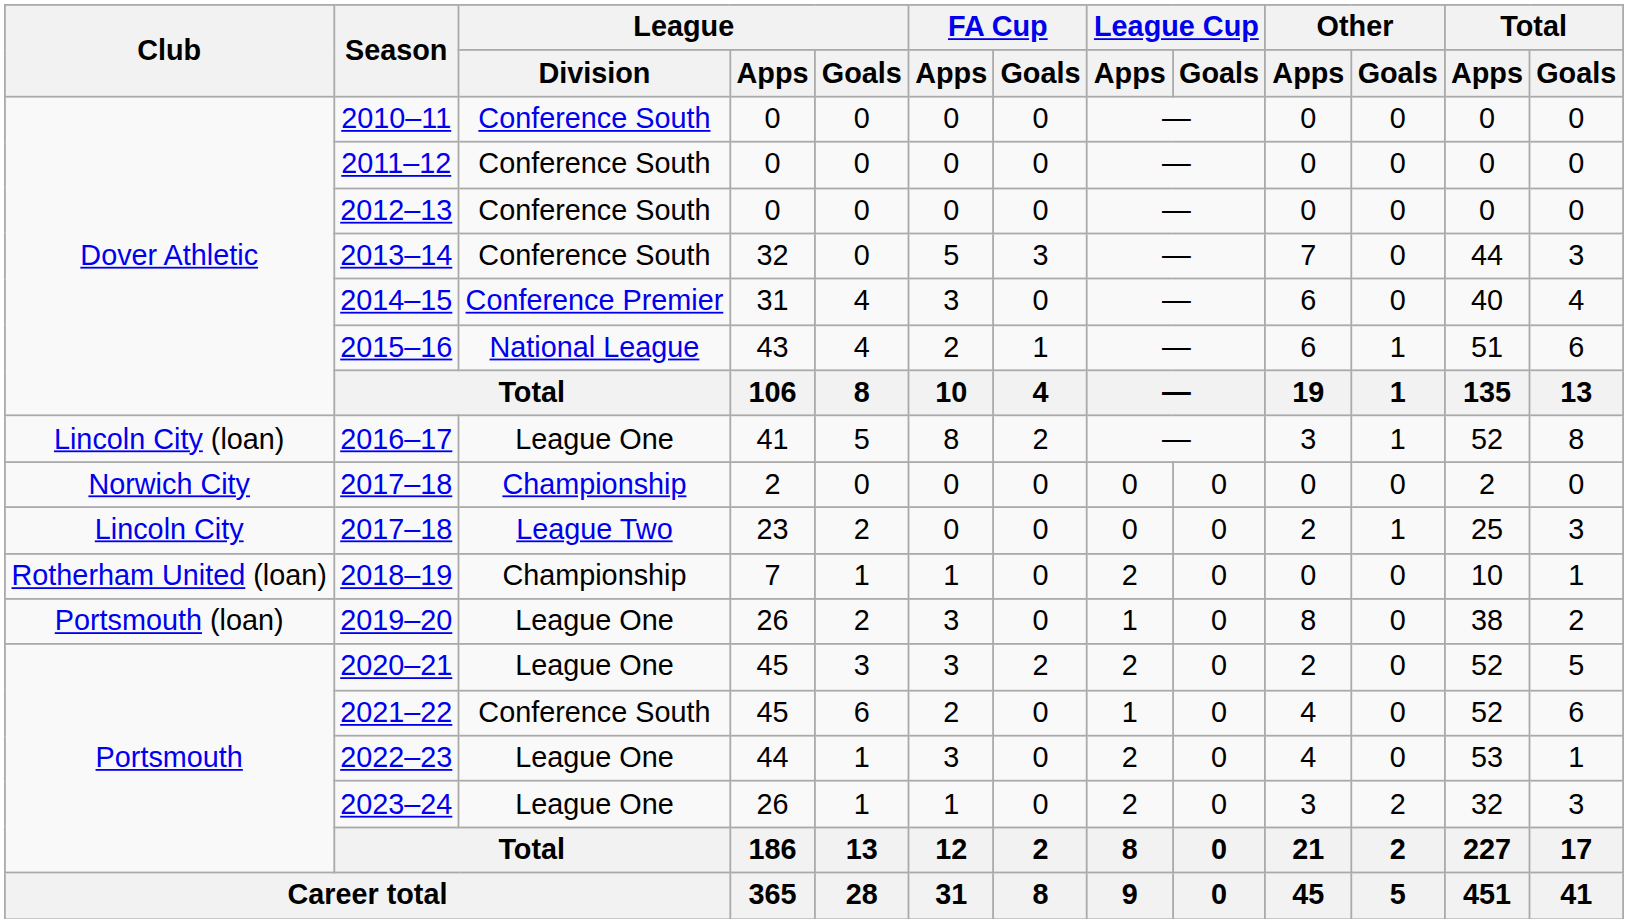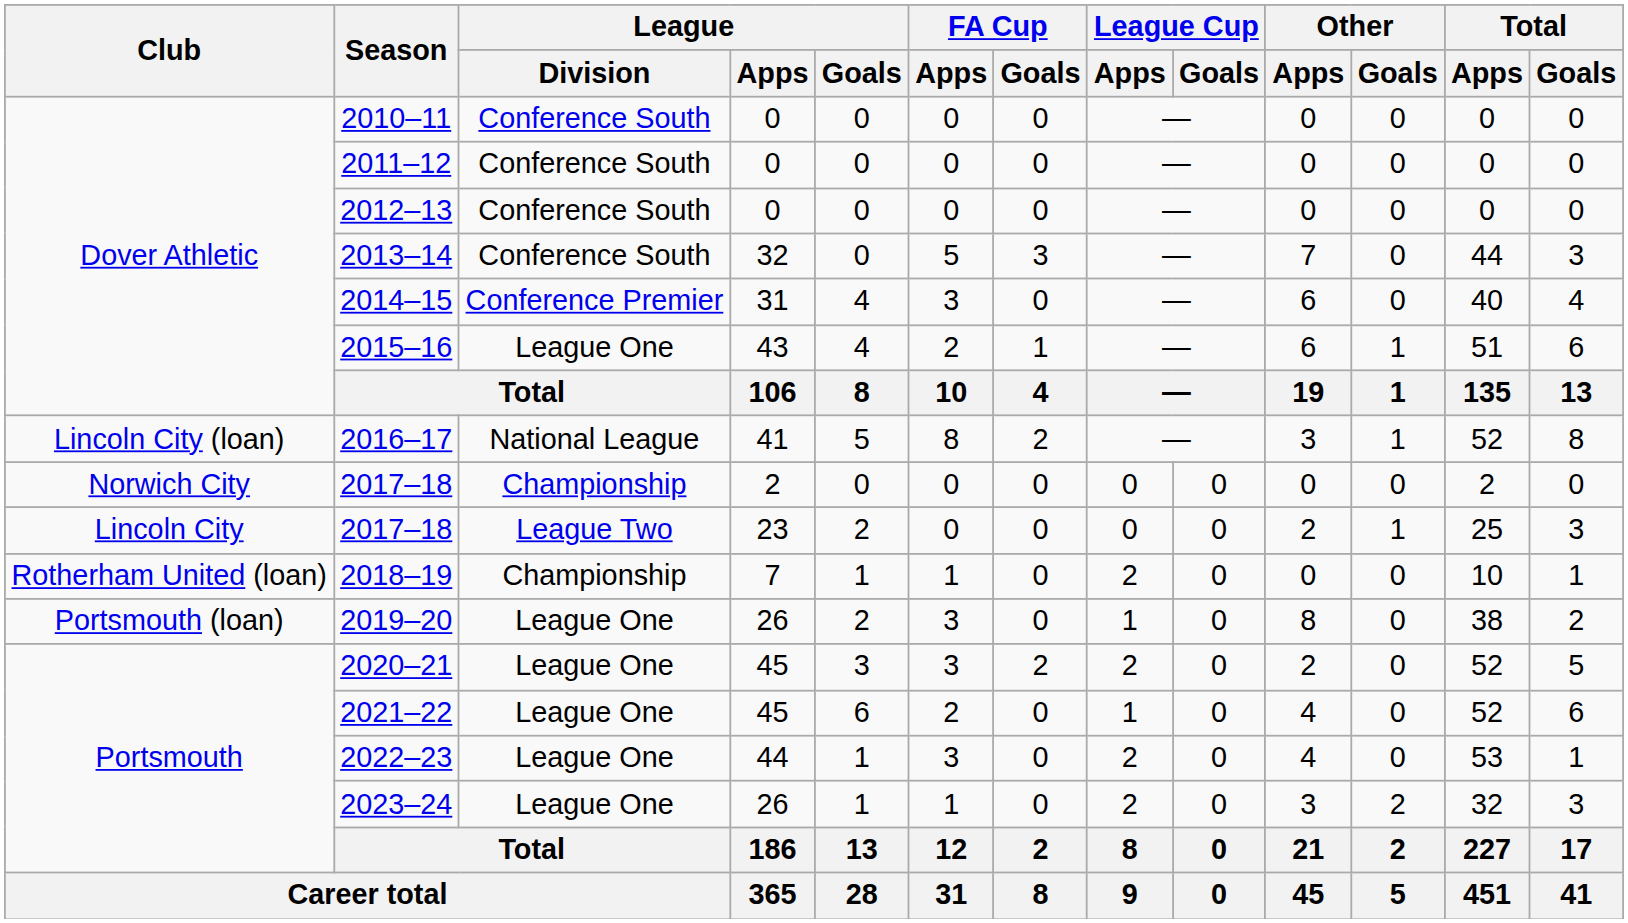(594, 347) National League -> (594, 347) League One
(594, 438) League One -> (594, 438) National League
(594, 712) Conference South -> (594, 712) League One
